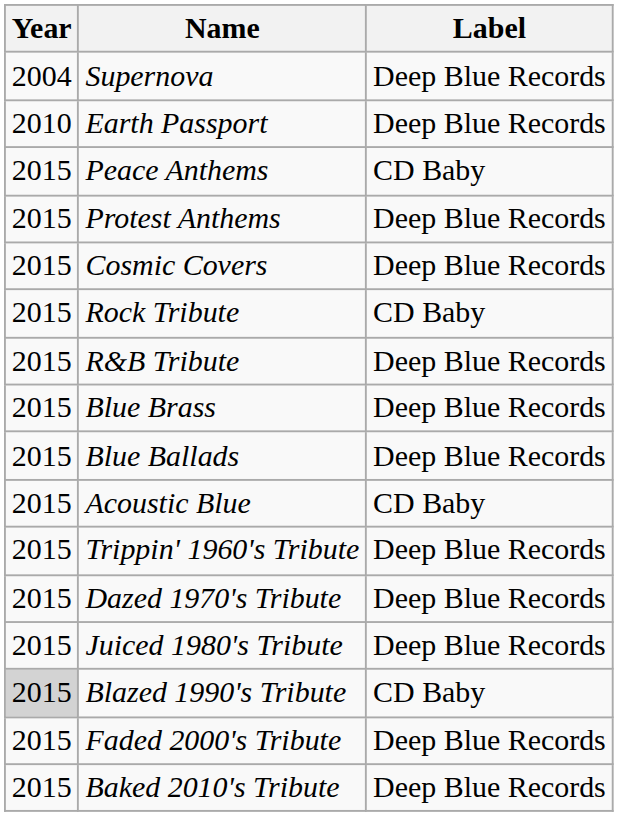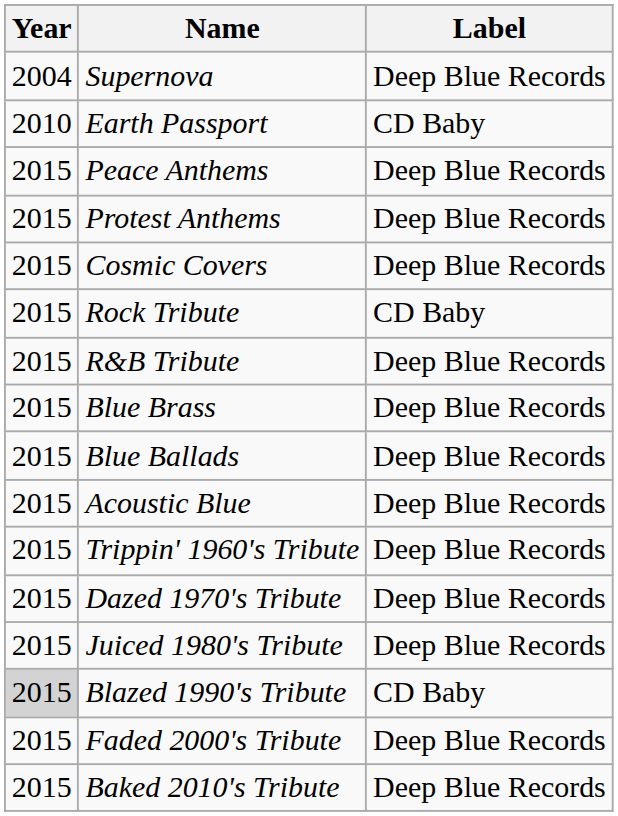(489, 123) Deep Blue Records -> (429, 123) CD Baby
(429, 170) CD Baby -> (489, 170) Deep Blue Records
(429, 502) CD Baby -> (489, 502) Deep Blue Records
